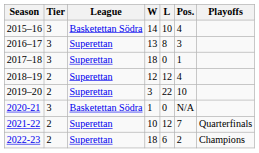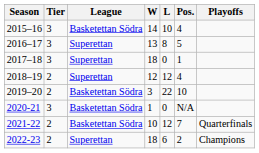(179, 44) 3 -> (179, 44) 5
(91, 92) Superettan -> (106, 92) Basketettan Södra
(91, 124) Superettan -> (106, 124) Basketettan Södra
